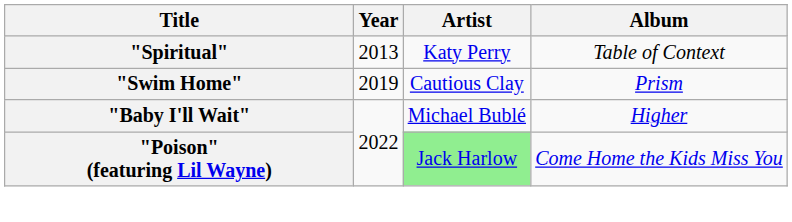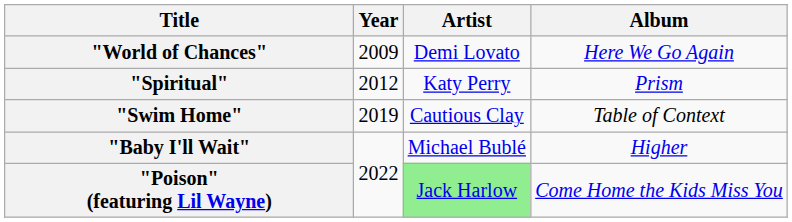+ row: (179, 52)
(378, 52) 2013 -> (378, 83) 2012
(659, 52) Table of Context -> (659, 83) Prism
(659, 83) Prism -> (659, 115) Table of Context
